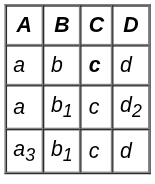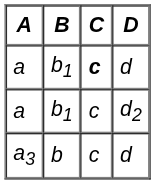(57, 65) b -> (62, 67) b1
(62, 151) b1 -> (57, 155) b
